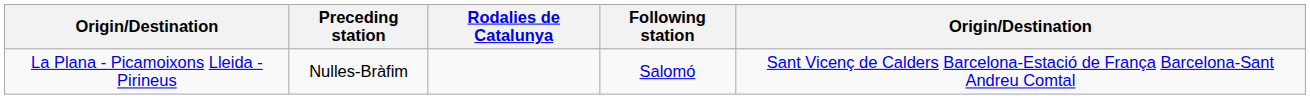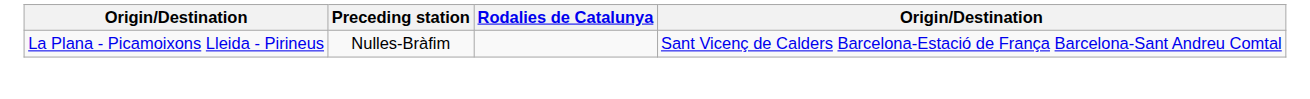- column: (667, 26)
